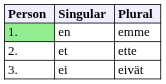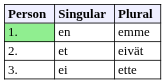(127, 51) ette -> (131, 51) eivät
(131, 69) eivät -> (127, 69) ette
